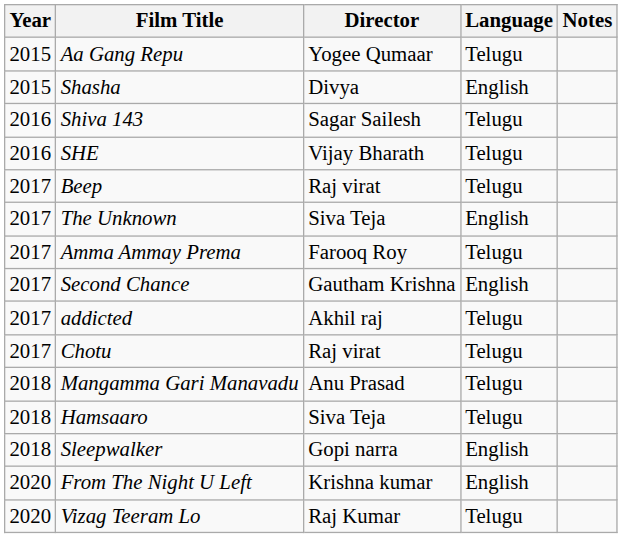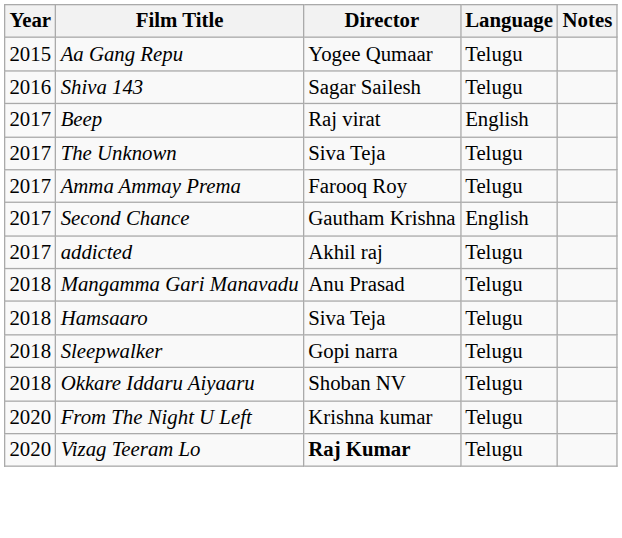- row: (91, 86)
- row: (80, 152)
(494, 185) Telugu -> (497, 119) English
(497, 218) English -> (494, 152) Telugu
- row: (86, 350)
(497, 449) English -> (494, 350) Telugu
+ row: (158, 383)
(497, 482) English -> (494, 416) Telugu
(354, 515) normal -> (359, 449) bold
